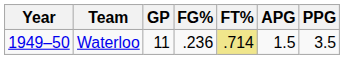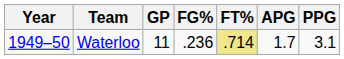(284, 42) 1.5 -> (284, 42) 1.7
(325, 42) 3.5 -> (325, 42) 3.1
